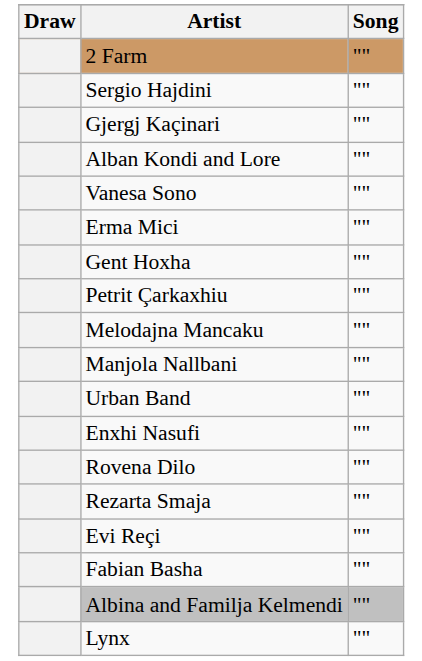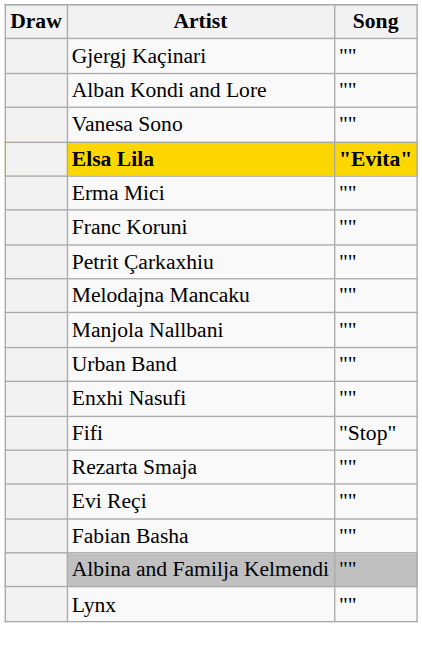- row: (116, 55)
- row: (149, 90)
+ row: (113, 158)
+ row: (130, 227)
- row: (138, 261)
- row: (140, 466)
+ row: (87, 432)
